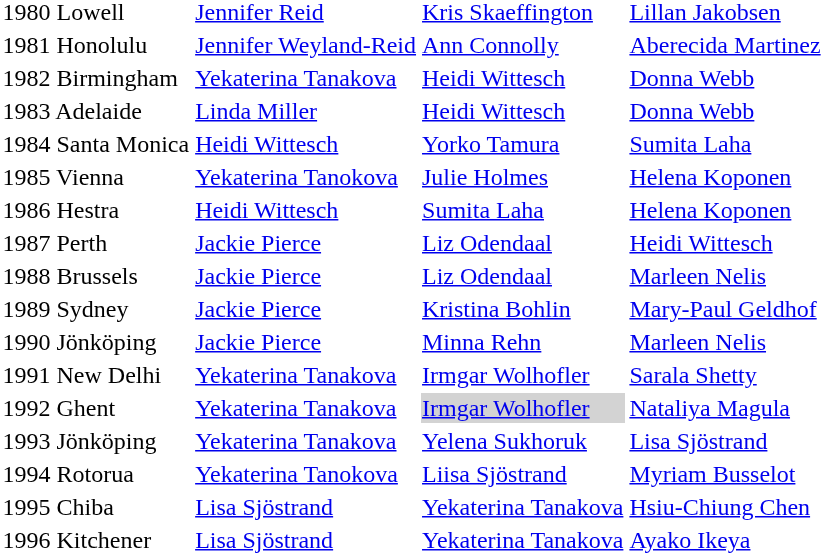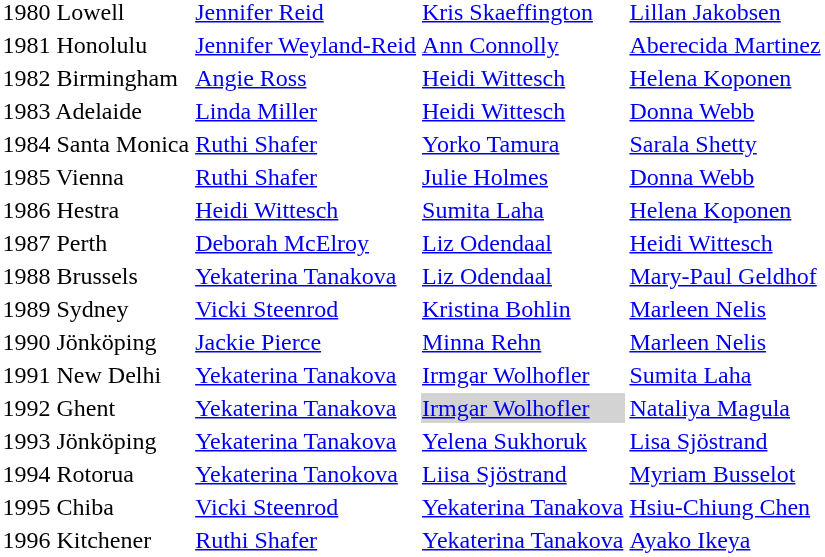(296, 77) Yekaterina Tanakova -> (251, 77) Angie Ross
(692, 77) Donna Webb -> (710, 77) Helena Koponen
(267, 143) Heidi Wittesch -> (256, 143) Ruthi Shafer
(690, 143) Sumita Laha -> (693, 143) Sarala Shetty
(296, 176) Yekaterina Tanokova -> (256, 176) Ruthi Shafer
(710, 176) Helena Koponen -> (692, 176) Donna Webb
(258, 242) Jackie Pierce -> (282, 242) Deborah McElroy
(258, 275) Jackie Pierce -> (296, 275) Yekaterina Tanakova
(698, 275) Marleen Nelis -> (723, 275) Mary-Paul Geldhof
(258, 308) Jackie Pierce -> (267, 308) Vicki Steenrod
(723, 308) Mary-Paul Geldhof -> (698, 308) Marleen Nelis
(693, 374) Sarala Shetty -> (690, 374) Sumita Laha
(264, 506) Lisa Sjöstrand -> (267, 506) Vicki Steenrod
(264, 539) Lisa Sjöstrand -> (256, 539) Ruthi Shafer
